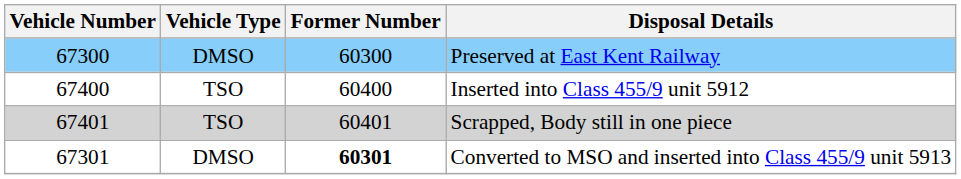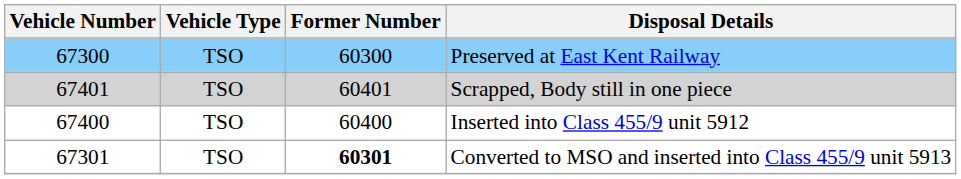(223, 55) DMSO -> (223, 55) TSO
rows swapped: (600, 88) <-> (591, 122)
(223, 156) DMSO -> (223, 156) TSO
